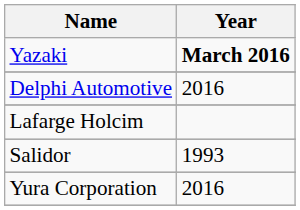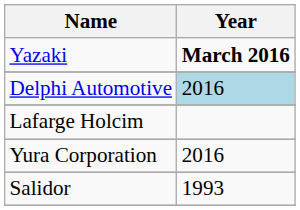(203, 88) no background -> (203, 88) lightblue background
rows swapped: (40, 155) <-> (83, 188)
